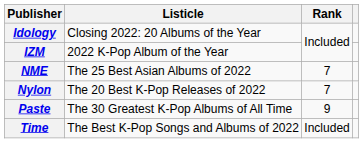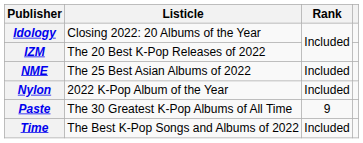(148, 52) 2022 K-Pop Album of the Year -> (166, 52) The 20 Best K-Pop Releases of 2022
(327, 71) 7 -> (327, 71) Included
(166, 90) The 20 Best K-Pop Releases of 2022 -> (148, 90) 2022 K-Pop Album of the Year
(327, 90) 7 -> (327, 90) Included
